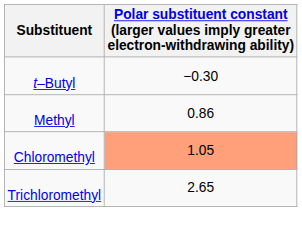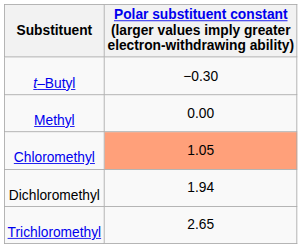(201, 113) 0.86 -> (201, 113) 0.00
+ row: (54, 195)
